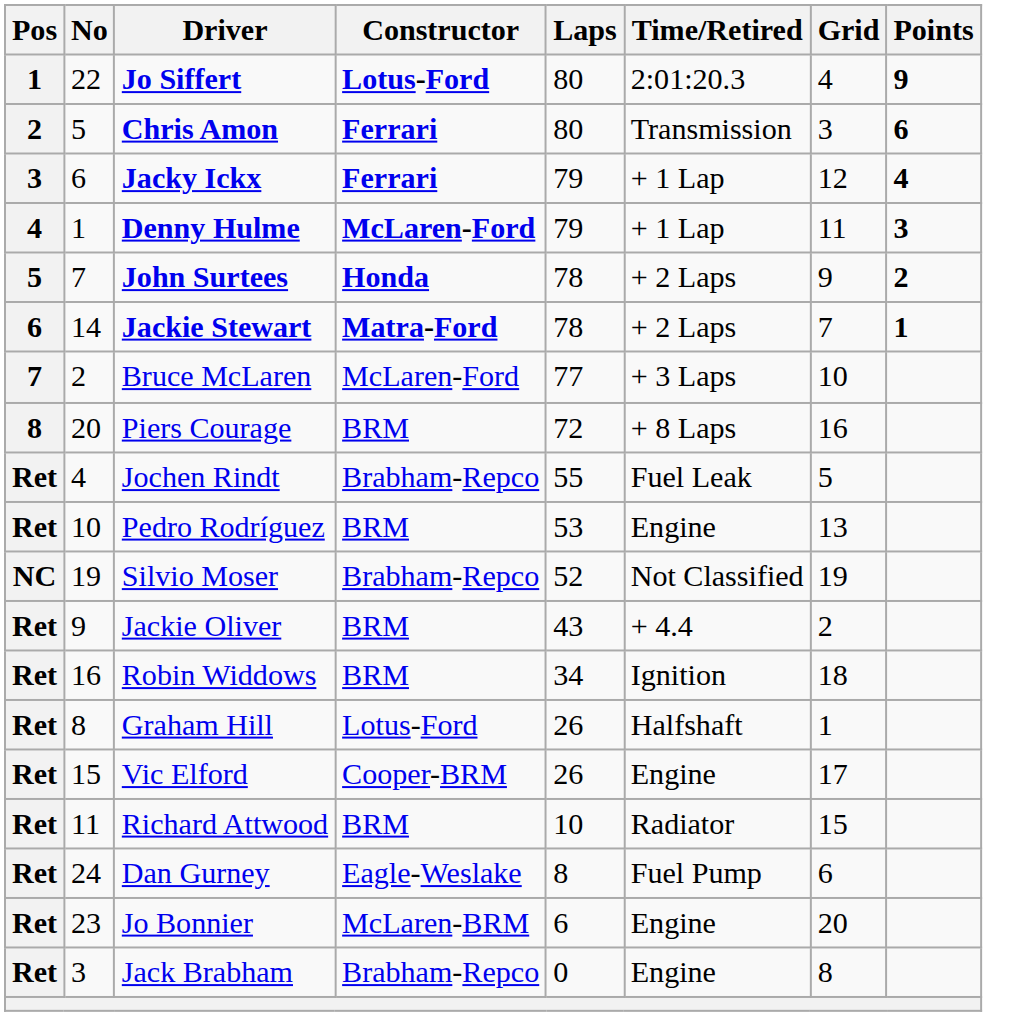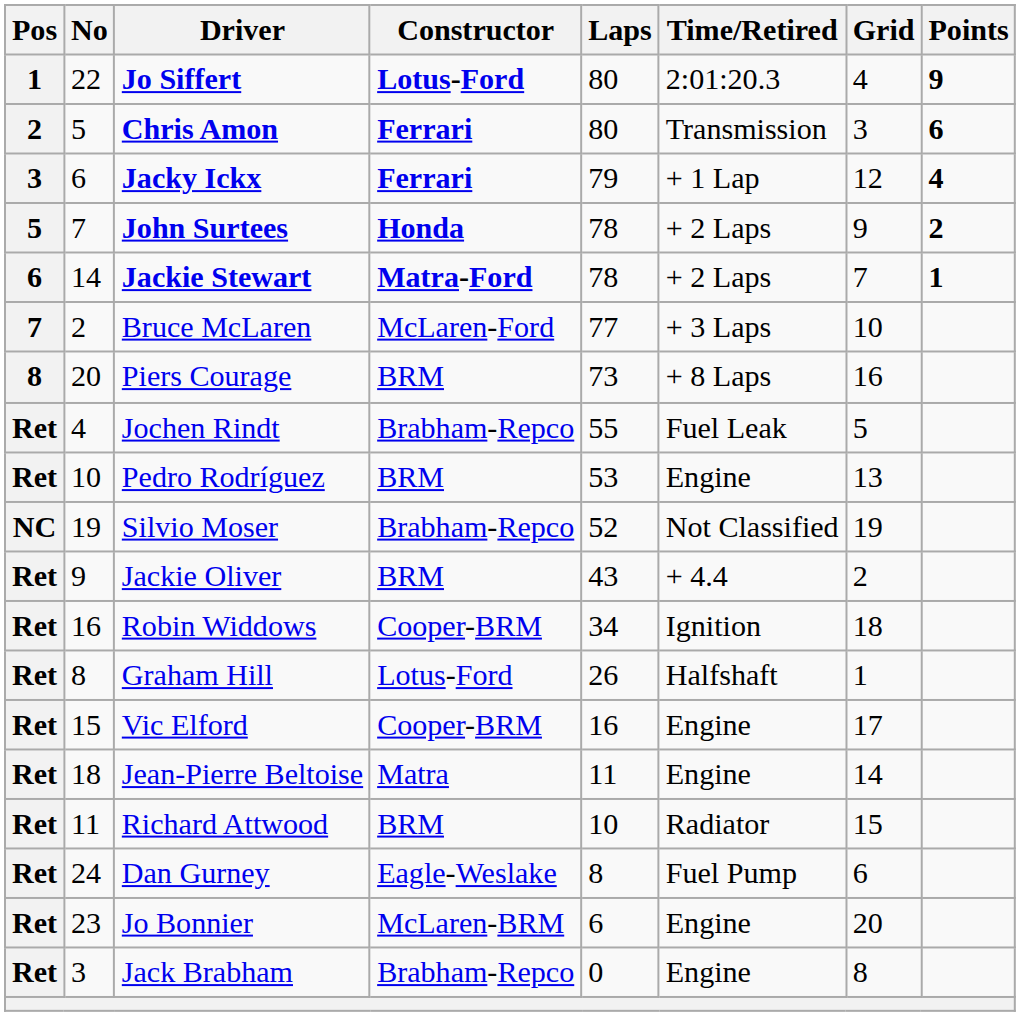- row: (211, 227)
(568, 426) 72 -> (603, 376) 73
(376, 674) BRM -> (460, 624) Cooper-BRM
(568, 773) 26 -> (603, 724) 16
+ row: (242, 773)
